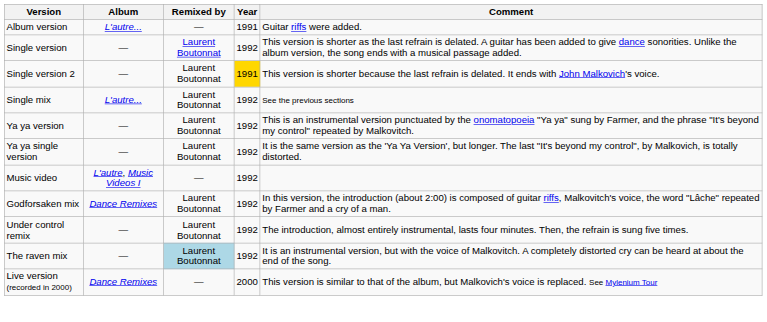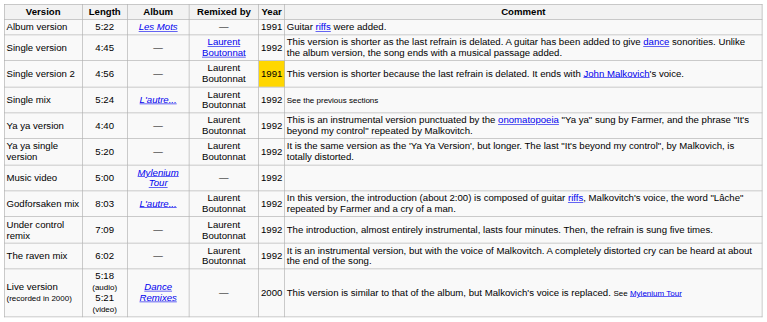+ column: (105, 12)
(123, 27) L'autre... -> (158, 27) Les Mots
(123, 178) L'autre, Music Videos I -> (158, 178) Mylenium Tour
(123, 204) Dance Remixes -> (158, 204) L'autre...
(199, 256) lightblue background -> (224, 256) no background
